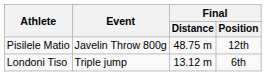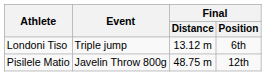rows swapped: (38, 46) <-> (37, 63)
